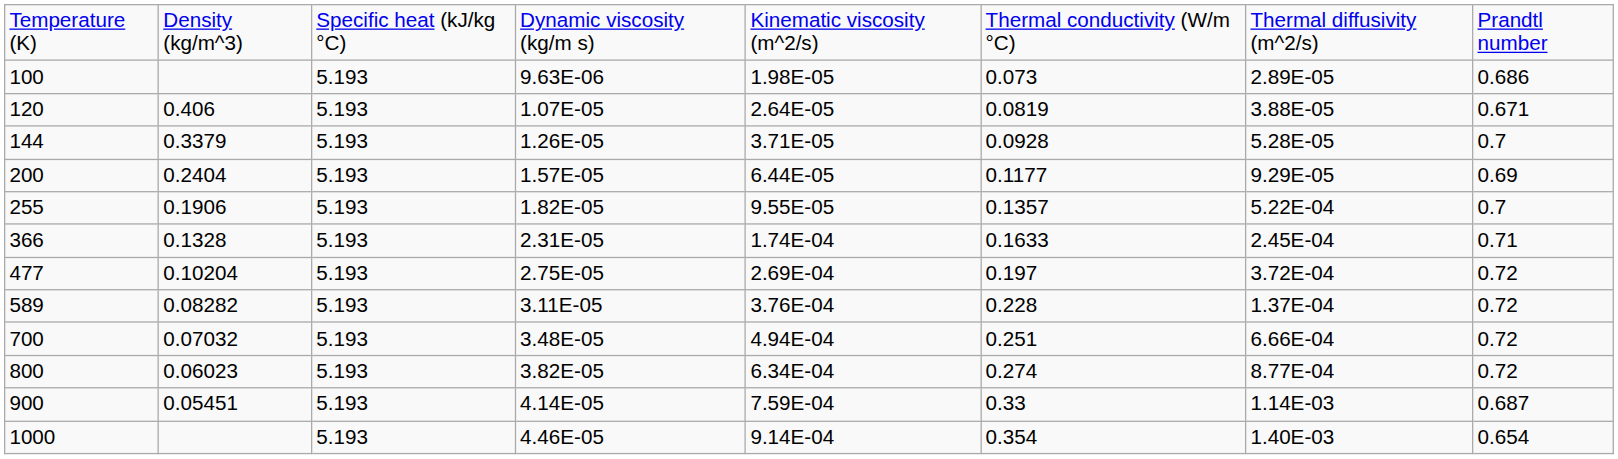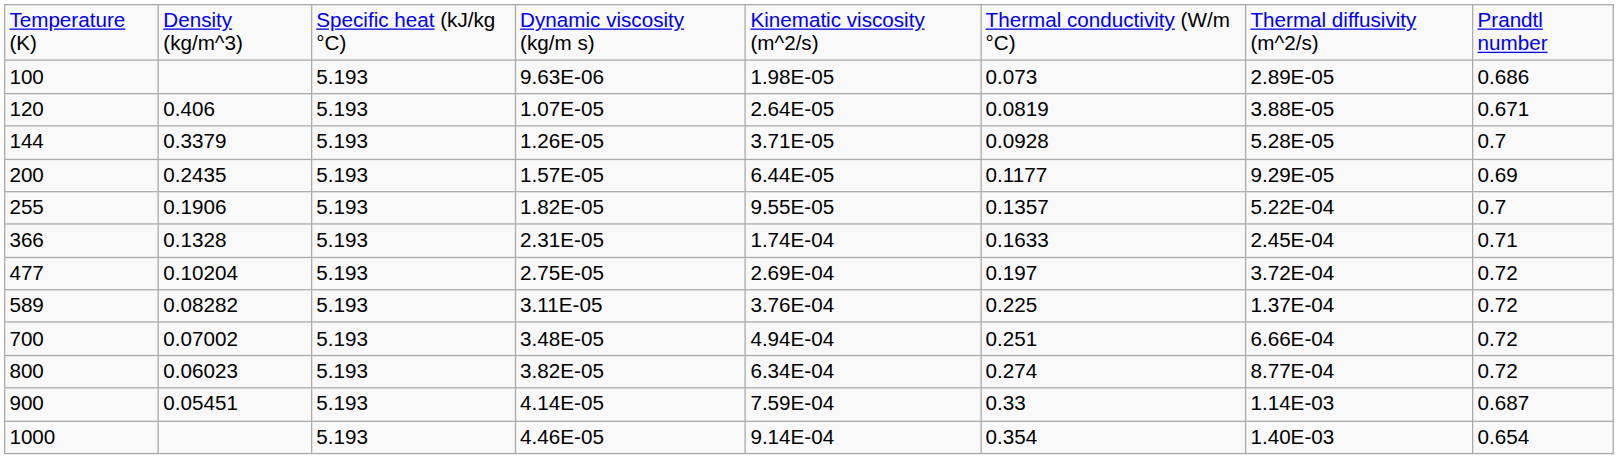(195, 175) 0.2404 -> (195, 175) 0.2435
(1011, 305) 0.228 -> (1011, 305) 0.225
(201, 338) 0.07032 -> (201, 338) 0.07002
